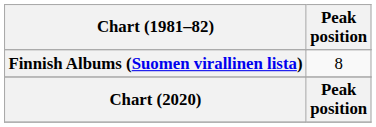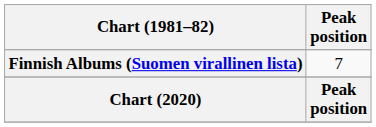(339, 63) 8 -> (339, 63) 7
